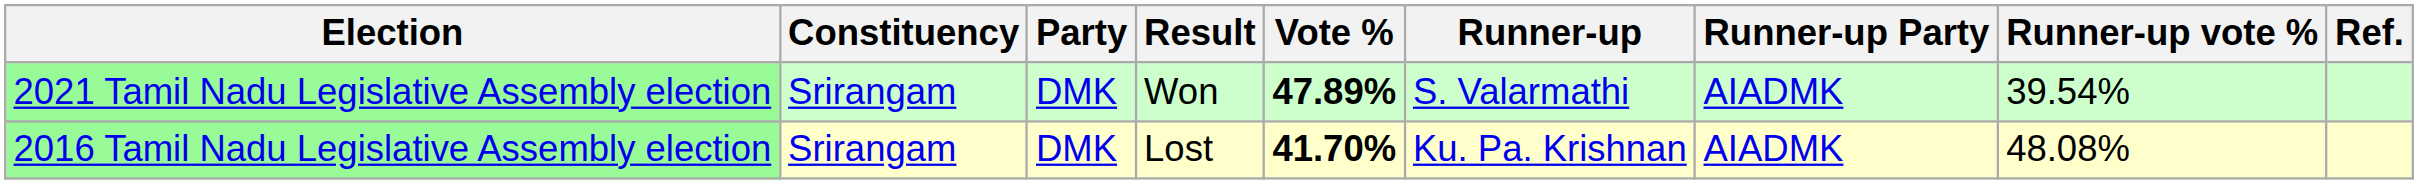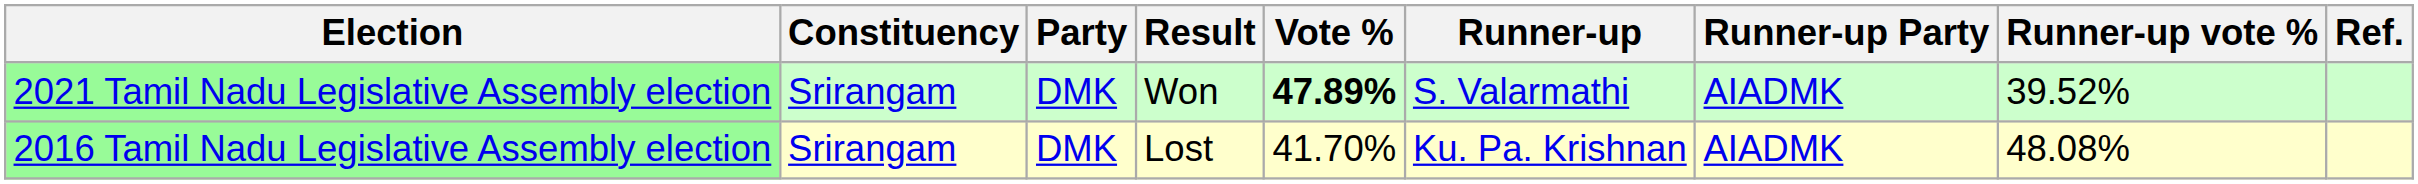(2068, 91) 39.54% -> (2068, 91) 39.52%
(1334, 149) bold -> (1334, 149) normal
